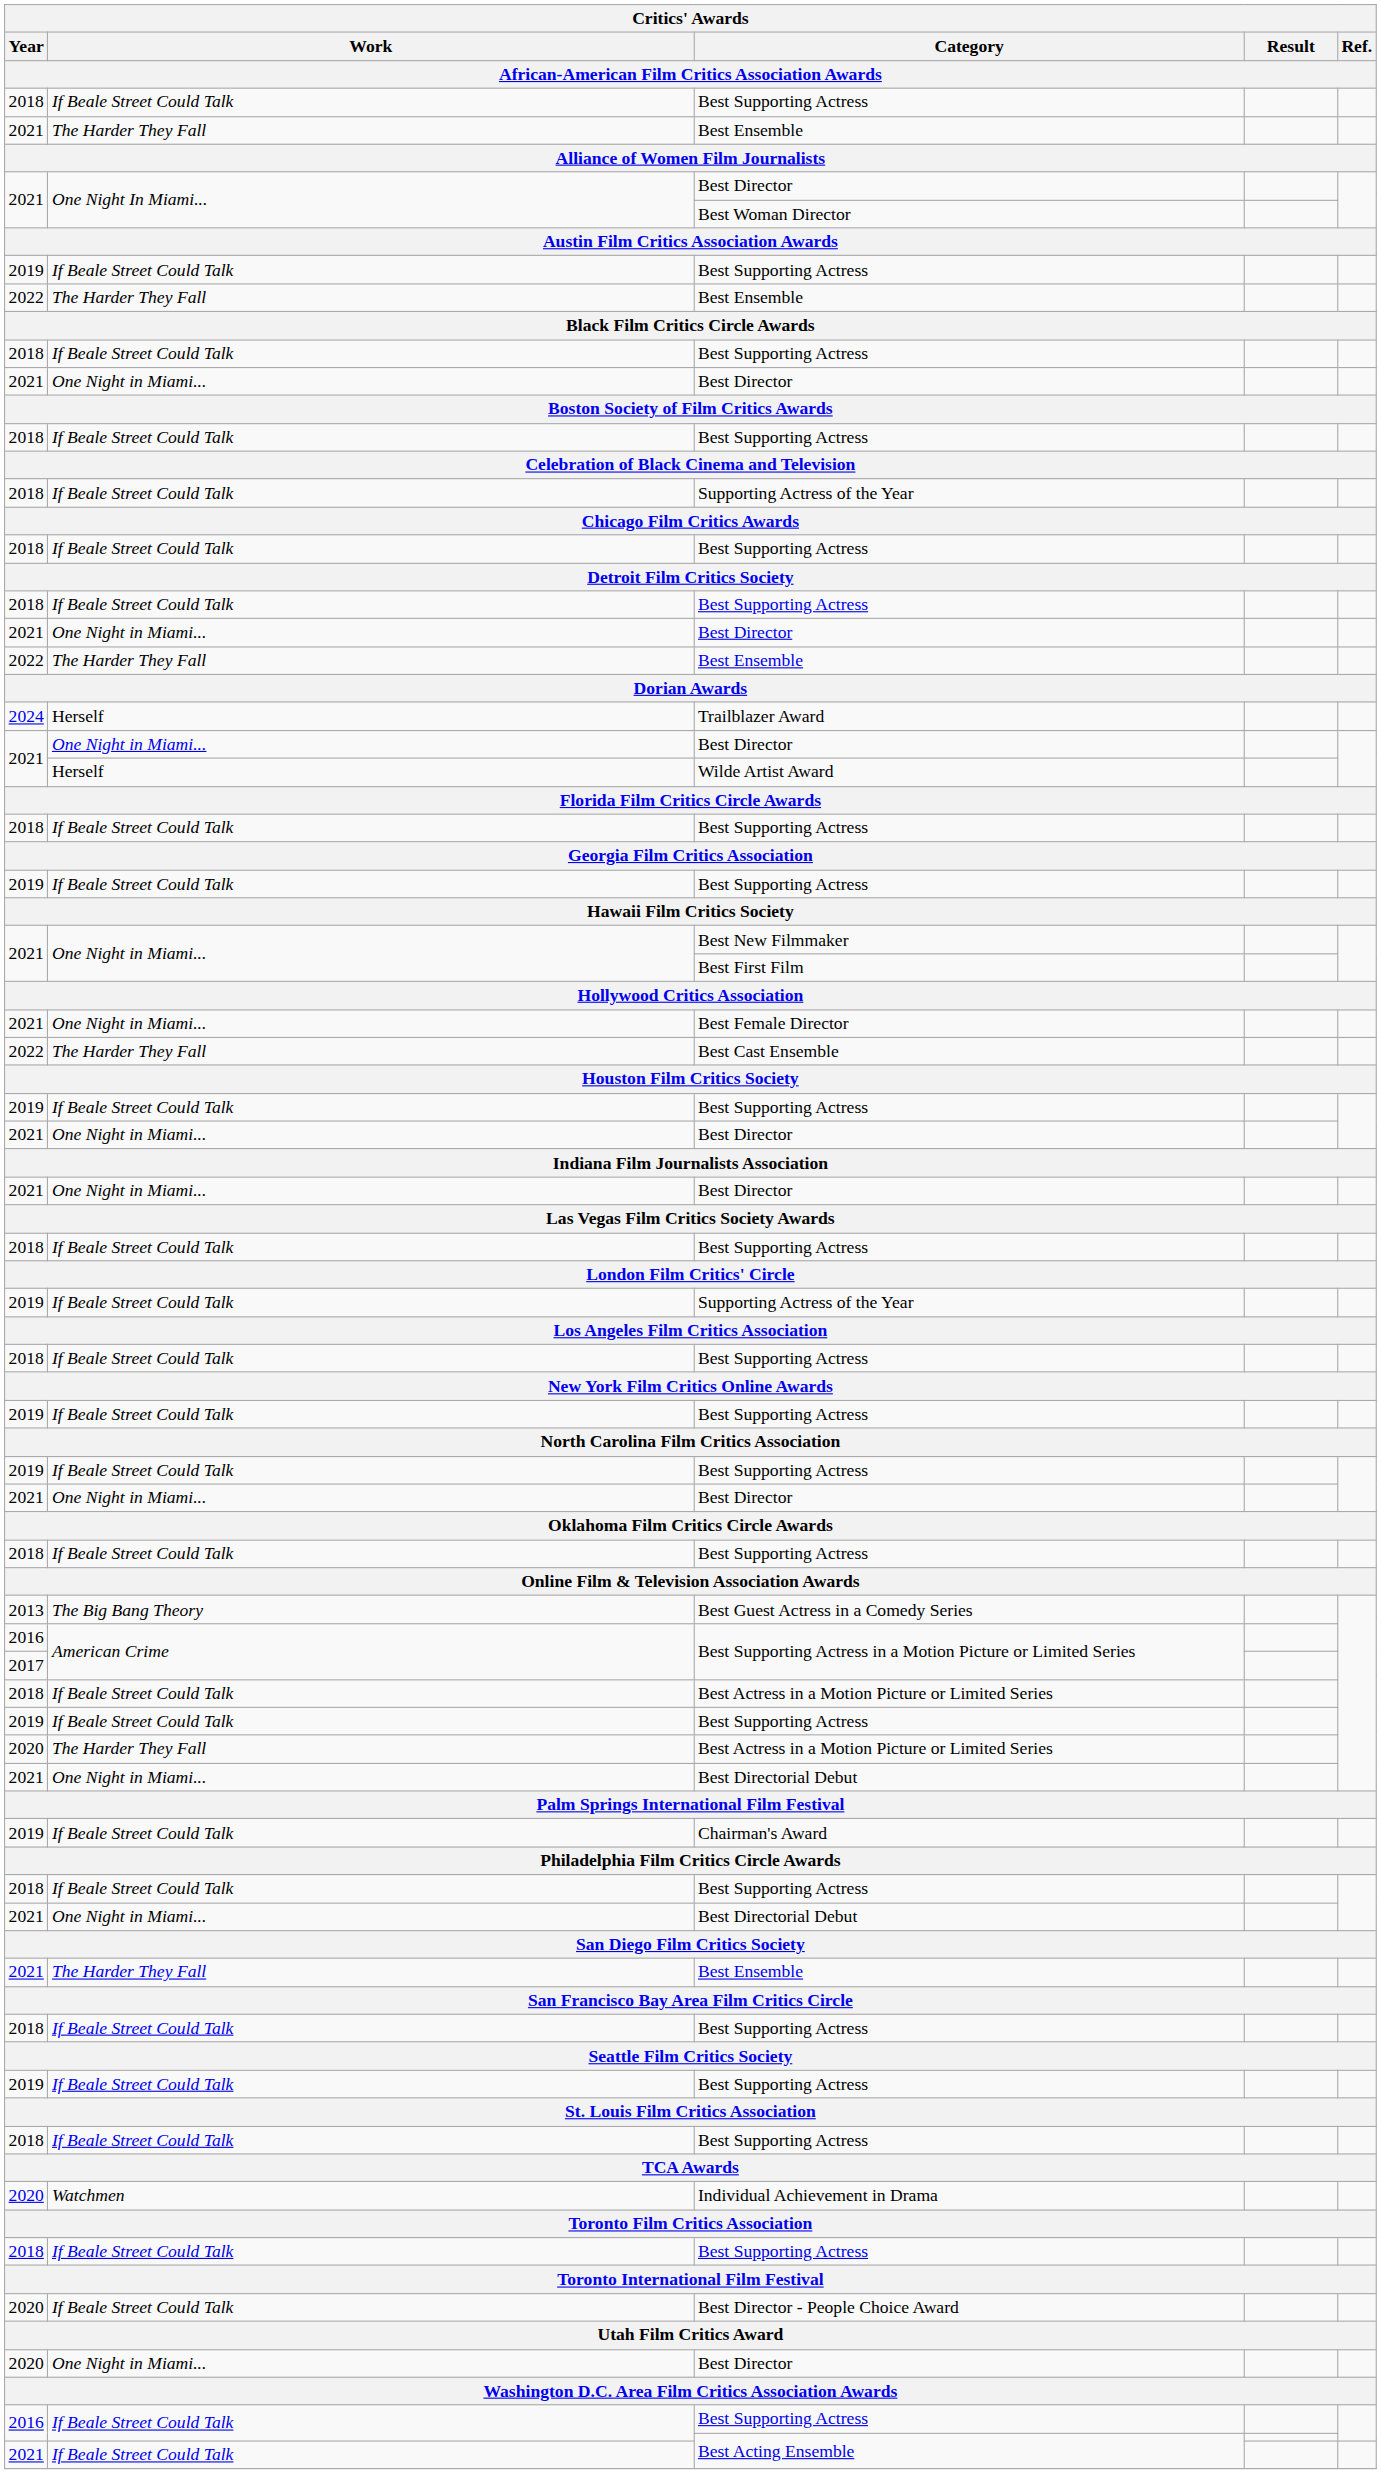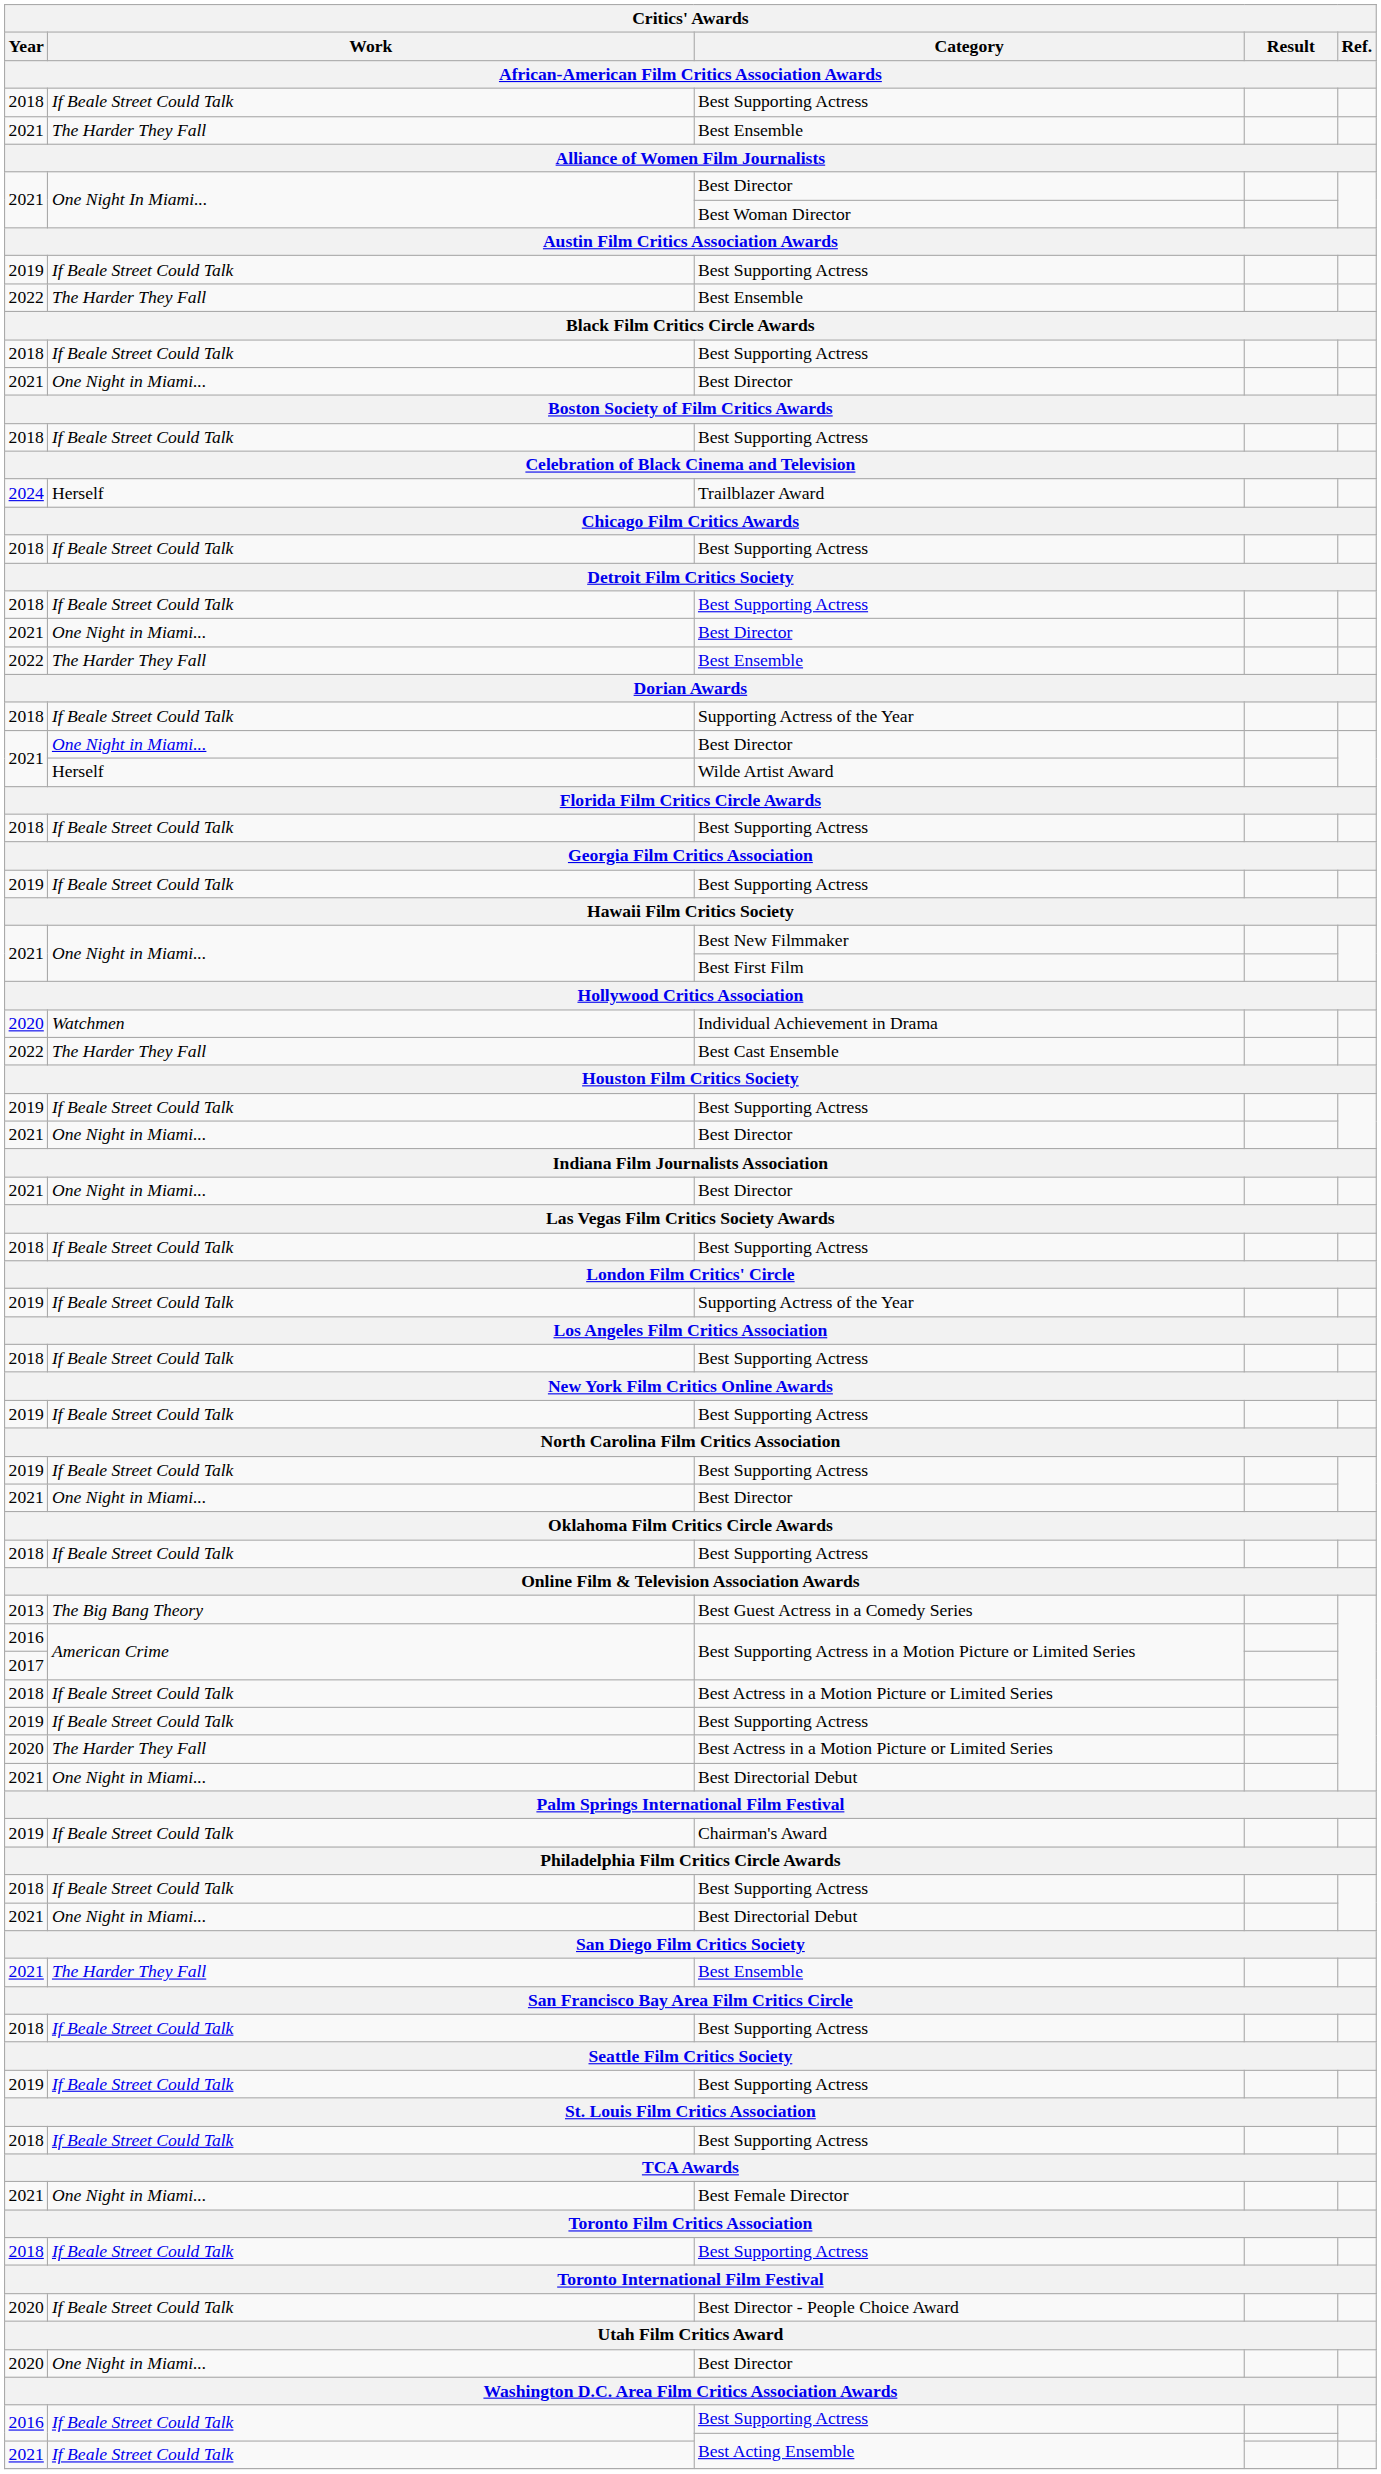rows swapped: (26, 716) <-> (26, 492)
rows swapped: (26, 1023) <-> (26, 2195)
